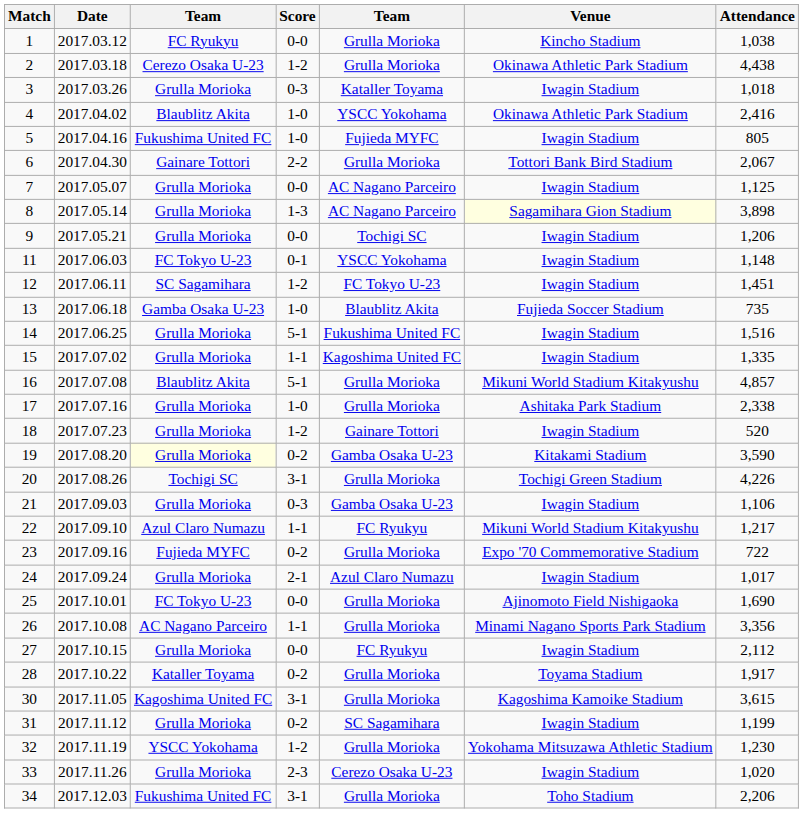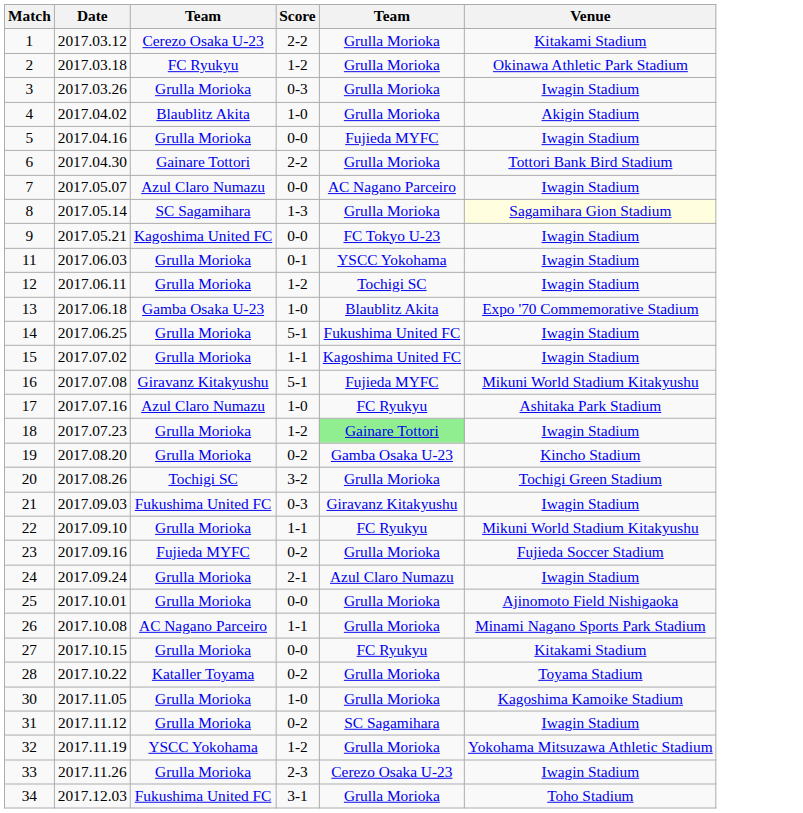- column: (757, 16)
(203, 41) FC Ryukyu -> (203, 41) Cerezo Osaka U-23
(297, 41) 0-0 -> (297, 41) 2-2
(590, 41) Kincho Stadium -> (590, 41) Kitakami Stadium
(203, 65) Cerezo Osaka U-23 -> (203, 65) FC Ryukyu
(392, 89) Kataller Toyama -> (392, 89) Grulla Morioka
(392, 114) YSCC Yokohama -> (392, 114) Grulla Morioka
(590, 114) Okinawa Athletic Park Stadium -> (590, 114) Akigin Stadium
(203, 138) Fukushima United FC -> (203, 138) Grulla Morioka
(297, 138) 1-0 -> (297, 138) 0-0
(203, 187) Grulla Morioka -> (203, 187) Azul Claro Numazu
(203, 211) Grulla Morioka -> (203, 211) SC Sagamihara
(392, 211) AC Nagano Parceiro -> (392, 211) Grulla Morioka
(203, 235) Grulla Morioka -> (203, 235) Kagoshima United FC
(392, 235) Tochigi SC -> (392, 235) FC Tokyo U-23
(203, 260) FC Tokyo U-23 -> (203, 260) Grulla Morioka
(203, 284) SC Sagamihara -> (203, 284) Grulla Morioka
(392, 284) FC Tokyo U-23 -> (392, 284) Tochigi SC
(590, 308) Fujieda Soccer Stadium -> (590, 308) Expo '70 Commemorative Stadium
(203, 382) Blaublitz Akita -> (203, 382) Giravanz Kitakyushu
(392, 382) Grulla Morioka -> (392, 382) Fujieda MYFC
(203, 406) Grulla Morioka -> (203, 406) Azul Claro Numazu
(392, 406) Grulla Morioka -> (392, 406) FC Ryukyu
(392, 430) no background -> (392, 430) lightgreen background
(203, 455) lightyellow background -> (203, 455) no background
(590, 455) Kitakami Stadium -> (590, 455) Kincho Stadium
(297, 479) 3-1 -> (297, 479) 3-2
(203, 503) Grulla Morioka -> (203, 503) Fukushima United FC
(392, 503) Gamba Osaka U-23 -> (392, 503) Giravanz Kitakyushu
(203, 528) Azul Claro Numazu -> (203, 528) Grulla Morioka
(590, 552) Expo '70 Commemorative Stadium -> (590, 552) Fujieda Soccer Stadium
(203, 601) FC Tokyo U-23 -> (203, 601) Grulla Morioka
(590, 650) Iwagin Stadium -> (590, 650) Kitakami Stadium
(203, 698) Kagoshima United FC -> (203, 698) Grulla Morioka
(297, 698) 3-1 -> (297, 698) 1-0
